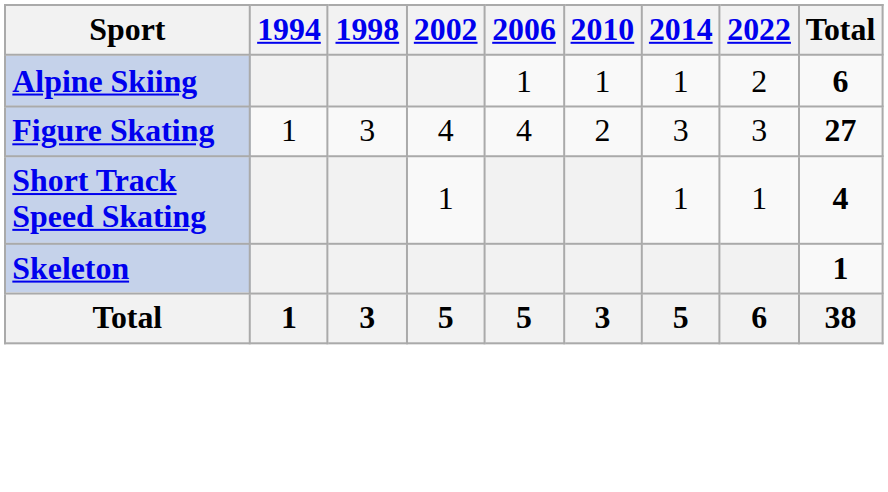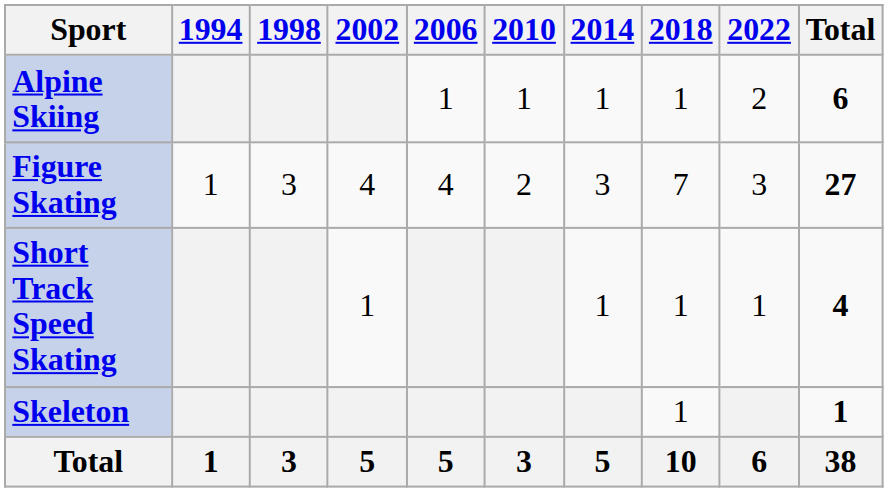+ column: (681, 29)
